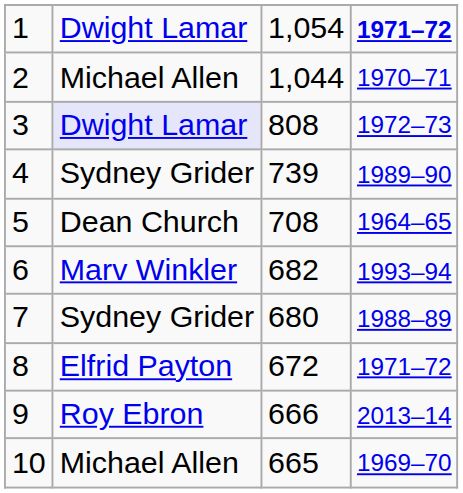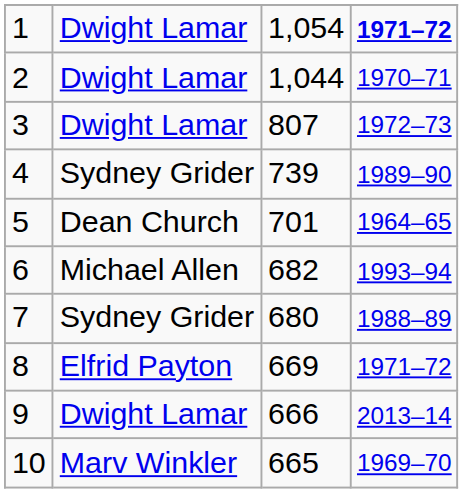(149, 76) Michael Allen -> (154, 76) Dwight Lamar
(154, 125) lavender background -> (154, 125) no background
(293, 125) 808 -> (293, 125) 807
(293, 221) 708 -> (293, 221) 701
(148, 269) Marv Winkler -> (149, 269) Michael Allen
(293, 366) 672 -> (293, 366) 669
(132, 414) Roy Ebron -> (154, 414) Dwight Lamar
(149, 462) Michael Allen -> (148, 462) Marv Winkler
